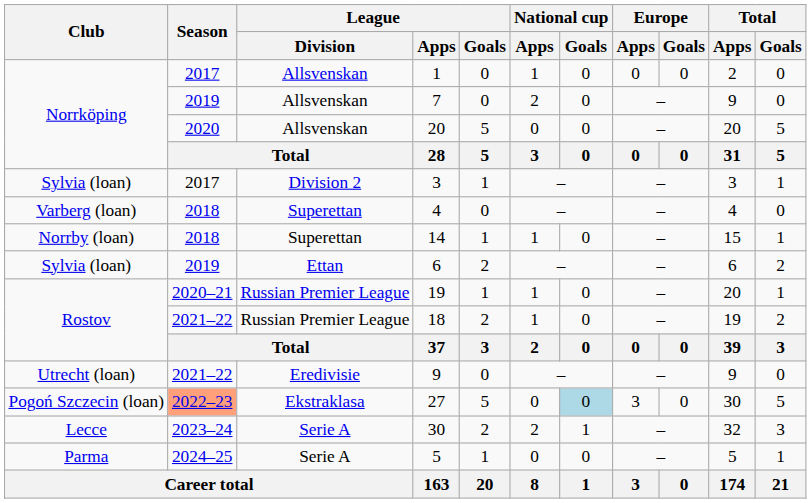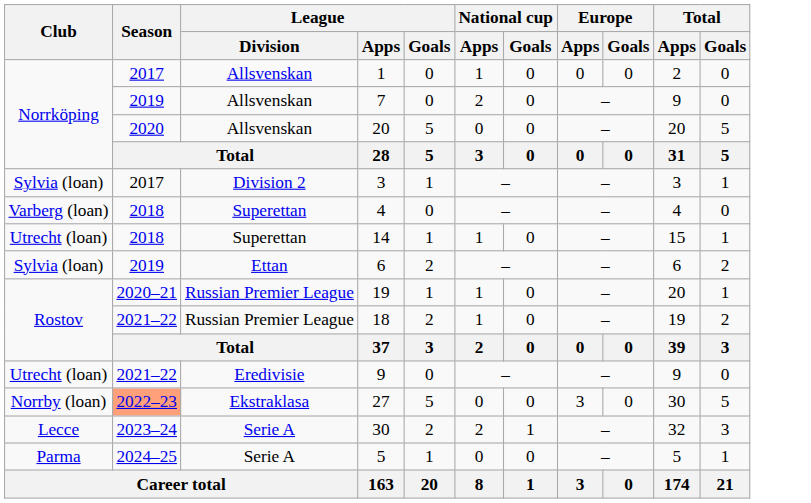(86, 237) Norrby (loan) -> (59, 237) Utrecht (loan)
(86, 401) Pogoń Szczecin (loan) -> (58, 401) Norrby (loan)
(586, 401) lightblue background -> (530, 401) no background
